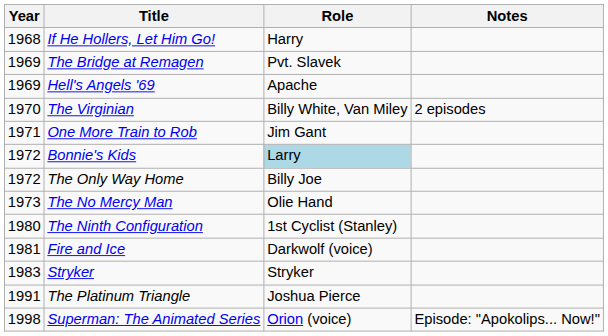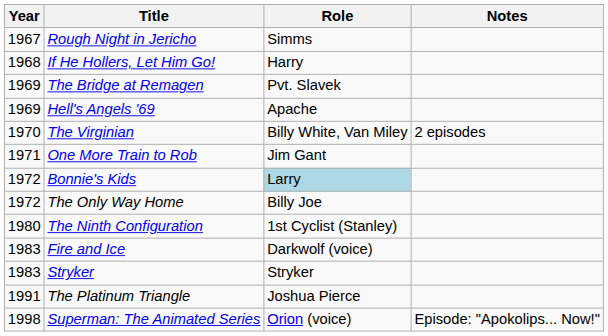+ row: (122, 39)
- row: (110, 202)
(24, 249) 1981 -> (24, 249) 1983
